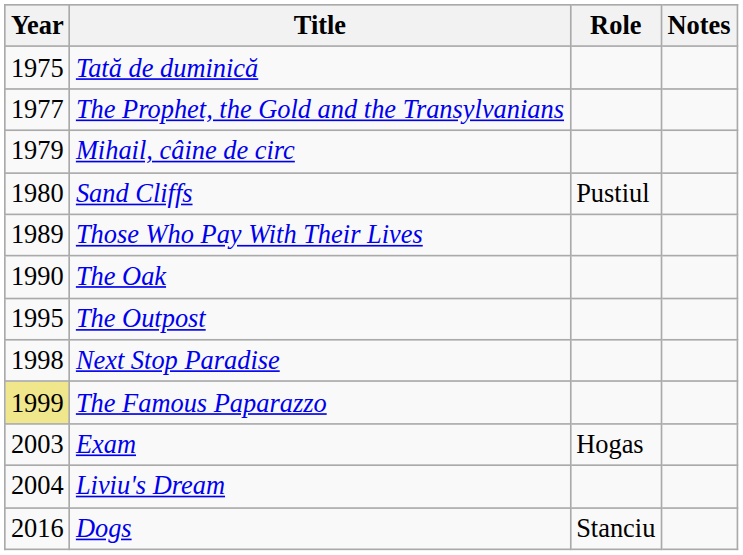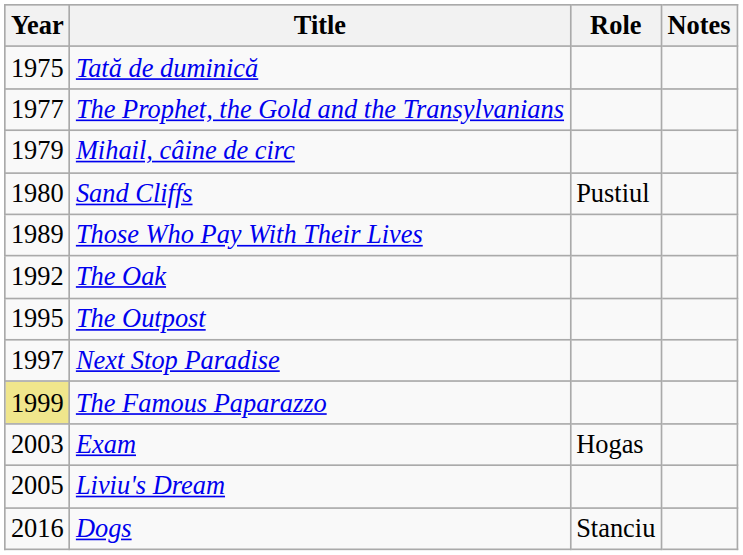(37, 276) 1990 -> (37, 276) 1992
(37, 360) 1998 -> (37, 360) 1997
(37, 485) 2004 -> (37, 485) 2005
